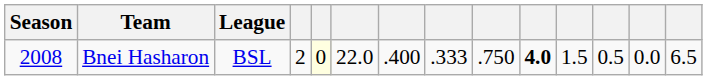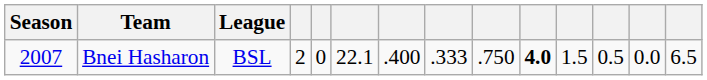(41, 57) 2008 -> (41, 57) 2007
(321, 57) lightyellow background -> (321, 57) no background
(355, 57) 22.0 -> (355, 57) 22.1
